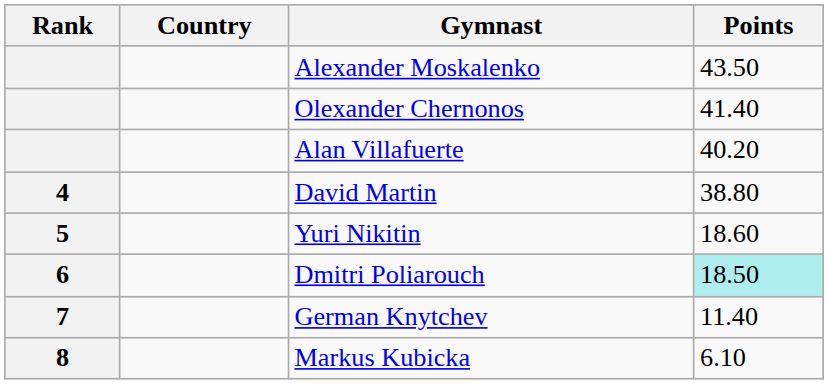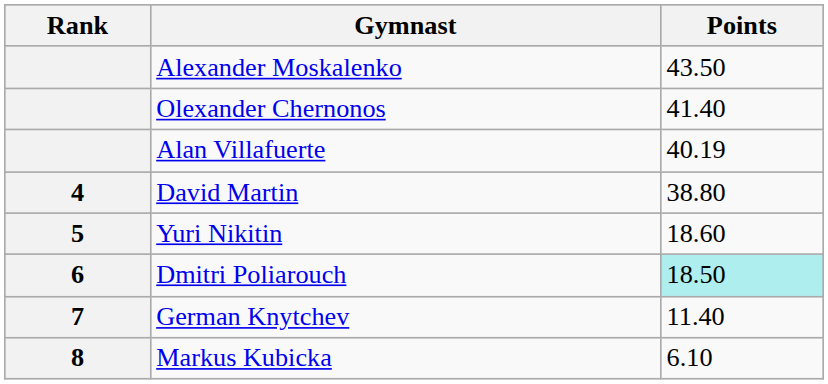- column: (204, 25)
(730, 150) 40.20 -> (696, 150) 40.19
